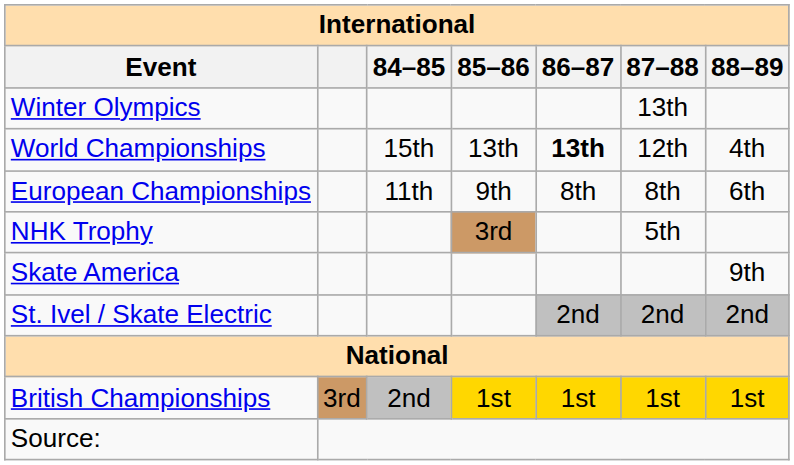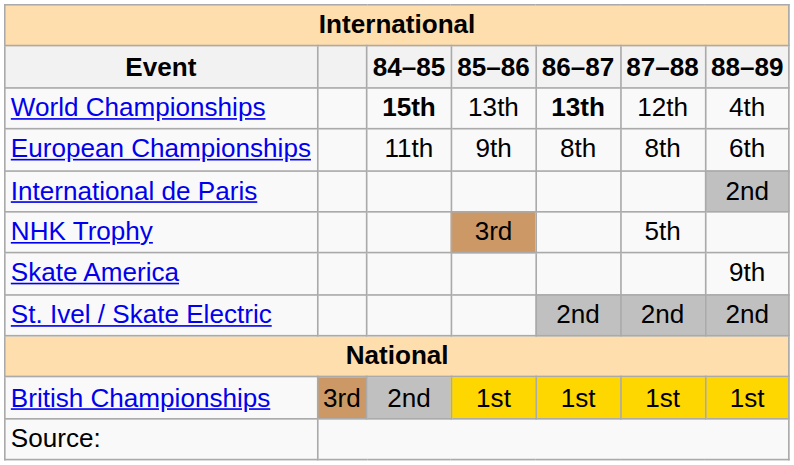- row: (106, 107)
(409, 149) normal -> (409, 107) bold
+ row: (134, 190)
